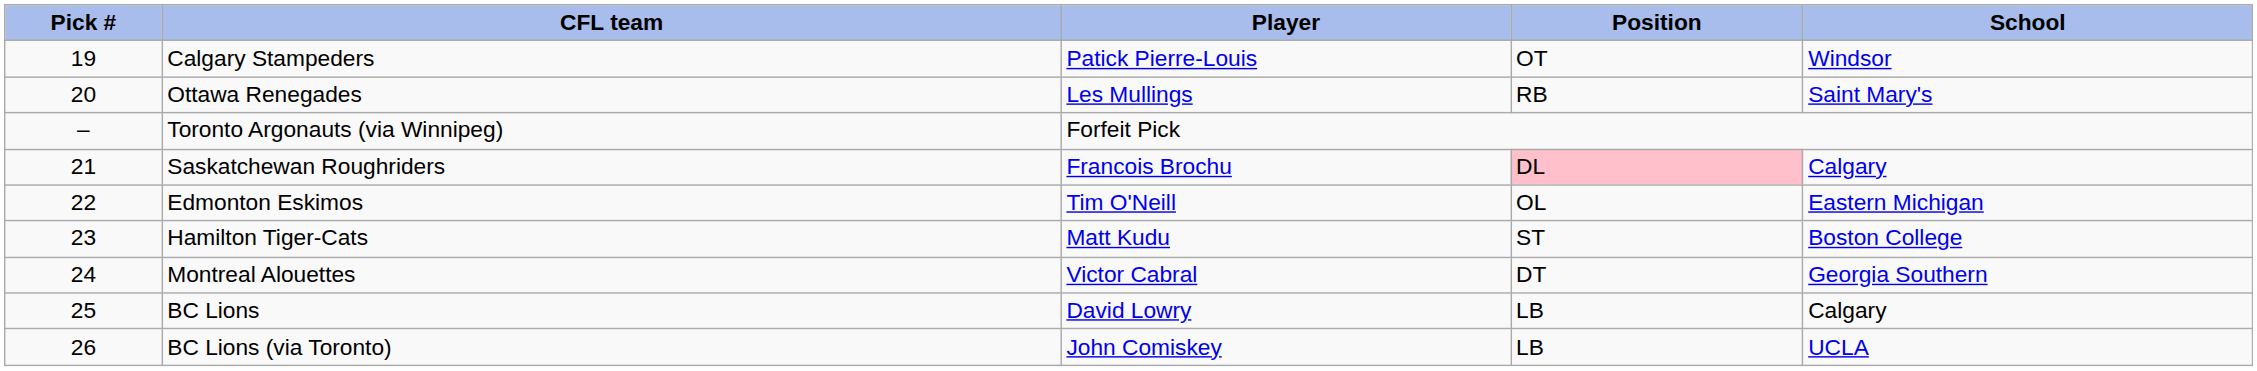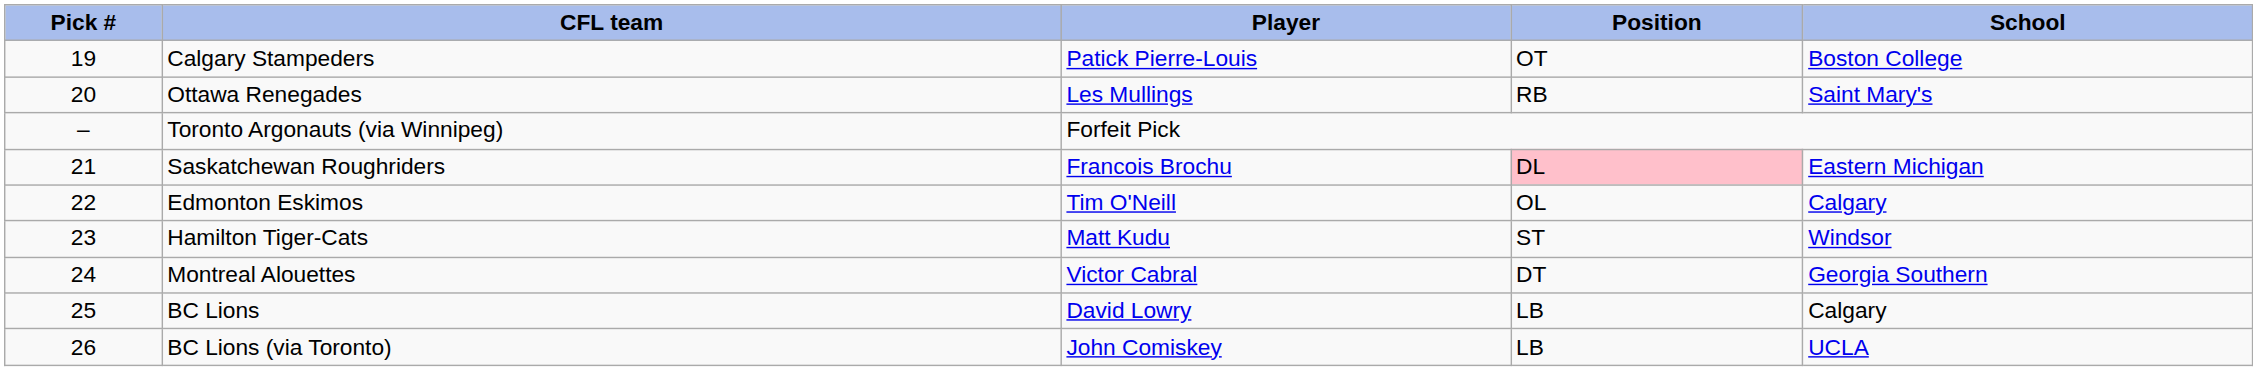(1850, 58) Windsor -> (1885, 58) Boston College
(1847, 166) Calgary -> (1896, 166) Eastern Michigan
(1896, 202) Eastern Michigan -> (1847, 202) Calgary
(1885, 238) Boston College -> (1850, 238) Windsor
